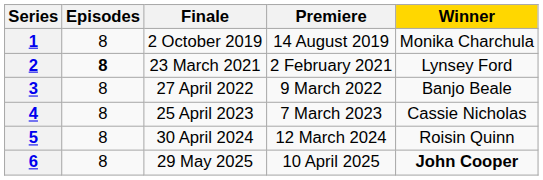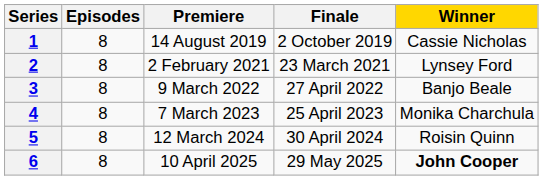columns swapped: (331, 16) <-> (205, 16)
(467, 40) Monika Charchula -> (467, 40) Cassie Nicholas
(103, 65) bold -> (103, 65) normal
(467, 113) Cassie Nicholas -> (467, 113) Monika Charchula
